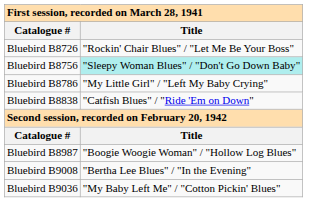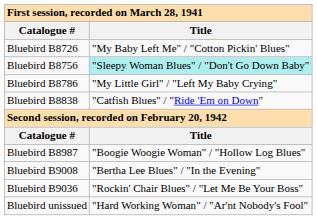(188, 48) "Rockin' Chair Blues" / "Let Me Be Your Boss" -> (191, 48) "My Baby Left Me" / "Cotton Pickin' Blues"
(182, 188) "My Baby Left Me" / "Cotton Pickin' Blues" -> (198, 188) "Rockin' Chair Blues" / "Let Me Be Your Boss"
+ row: (47, 205)
